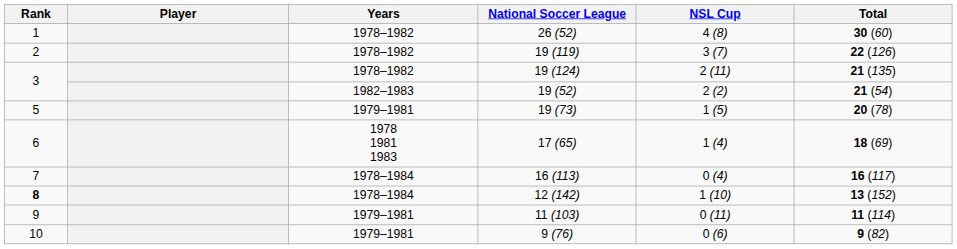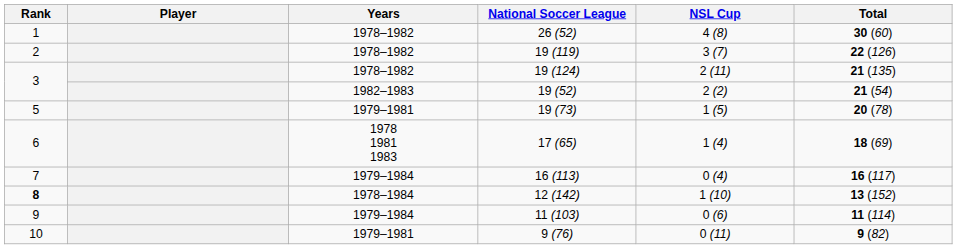(383, 176) 1978–1984 -> (383, 176) 1979–1984
(383, 215) 1979–1981 -> (383, 215) 1979–1984
(715, 215) 0 (11) -> (715, 215) 0 (6)
(715, 234) 0 (6) -> (715, 234) 0 (11)
